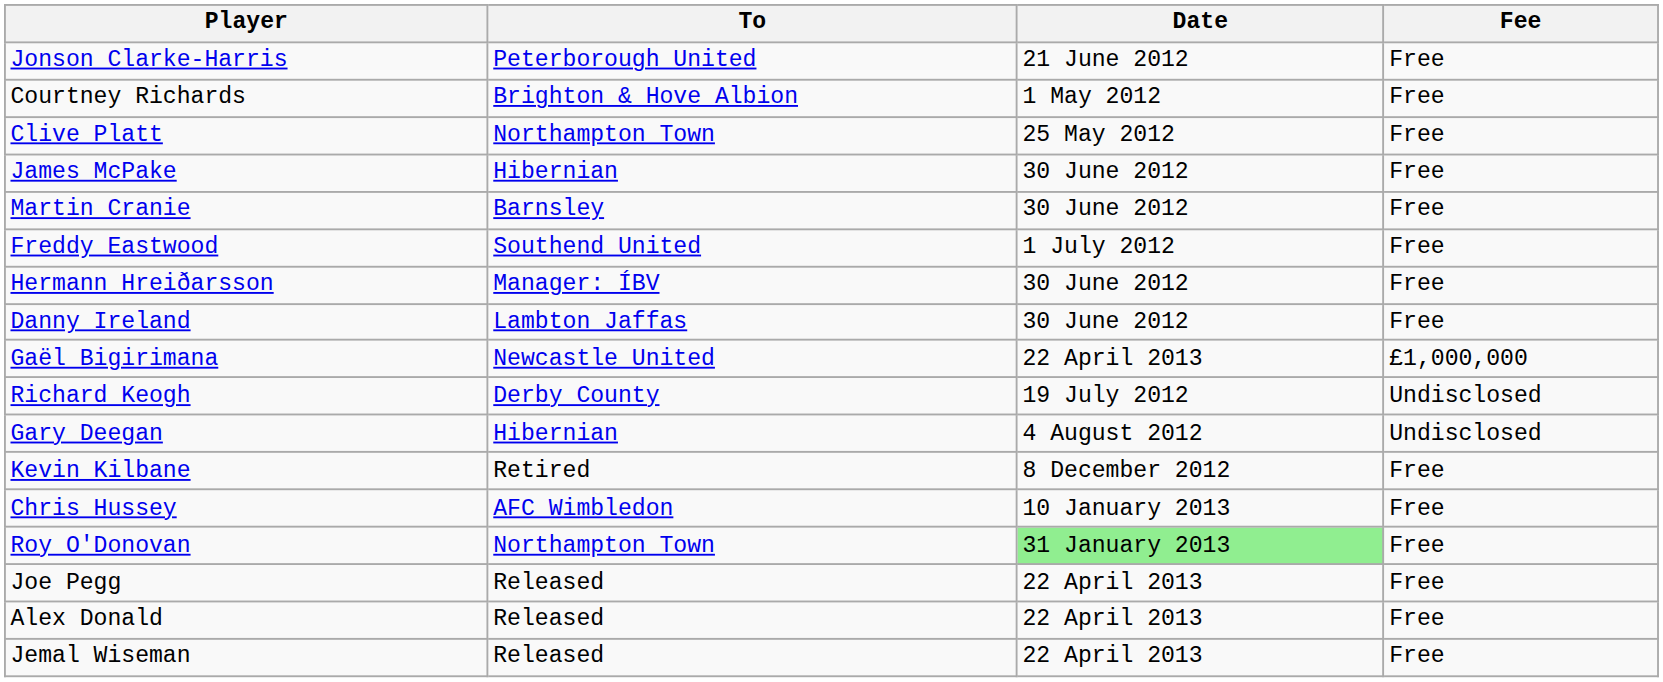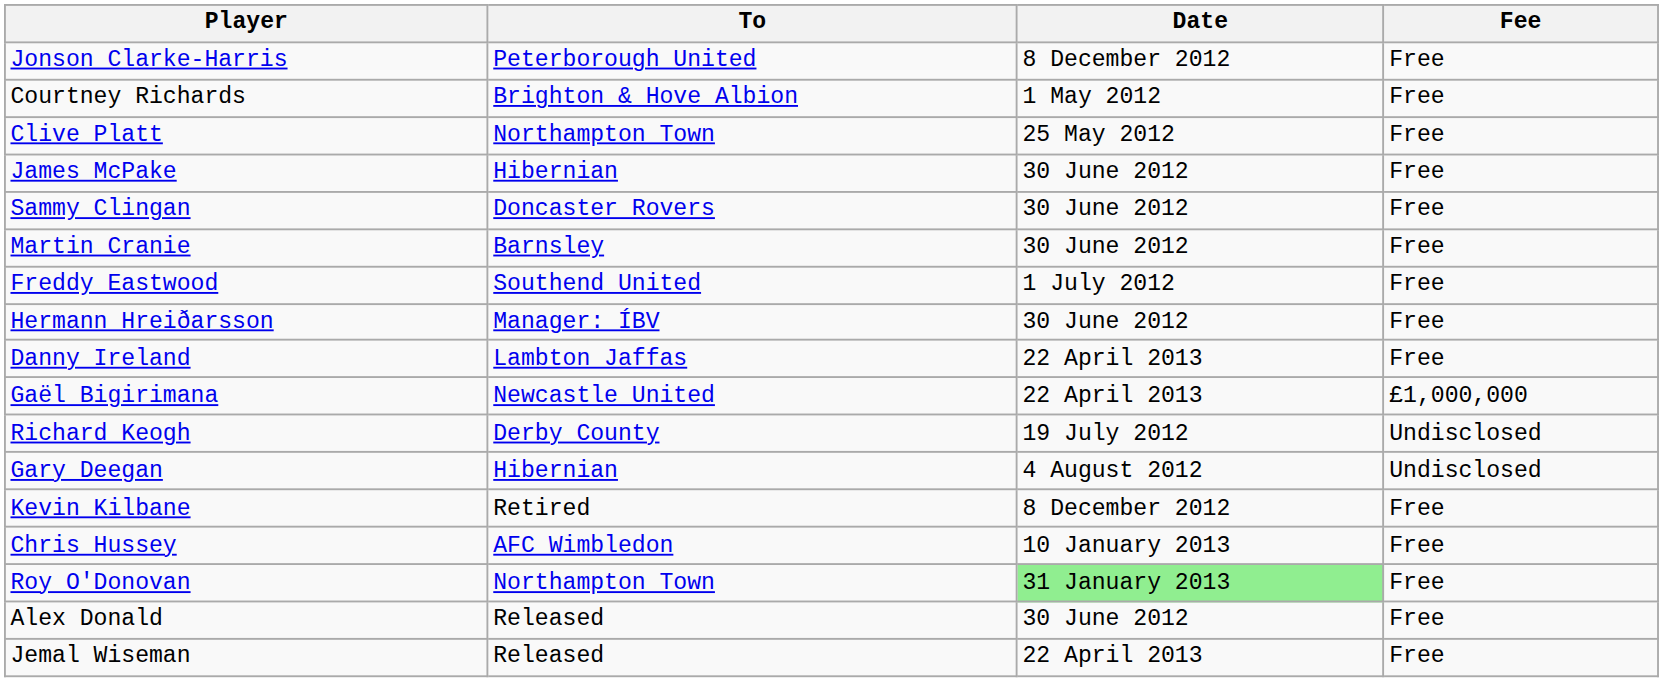(1106, 61) 21 June 2012 -> (1126, 61) 8 December 2012
+ row: (101, 210)
(1106, 322) 30 June 2012 -> (1113, 359) 22 April 2013
- row: (66, 583)
(1113, 620) 22 April 2013 -> (1106, 620) 30 June 2012
